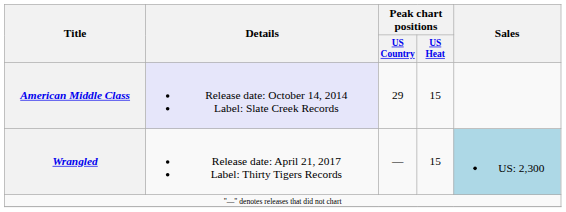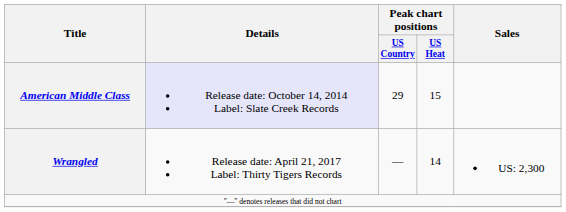(435, 161) 15 -> (435, 161) 14
(507, 168) lightblue background -> (507, 168) no background
